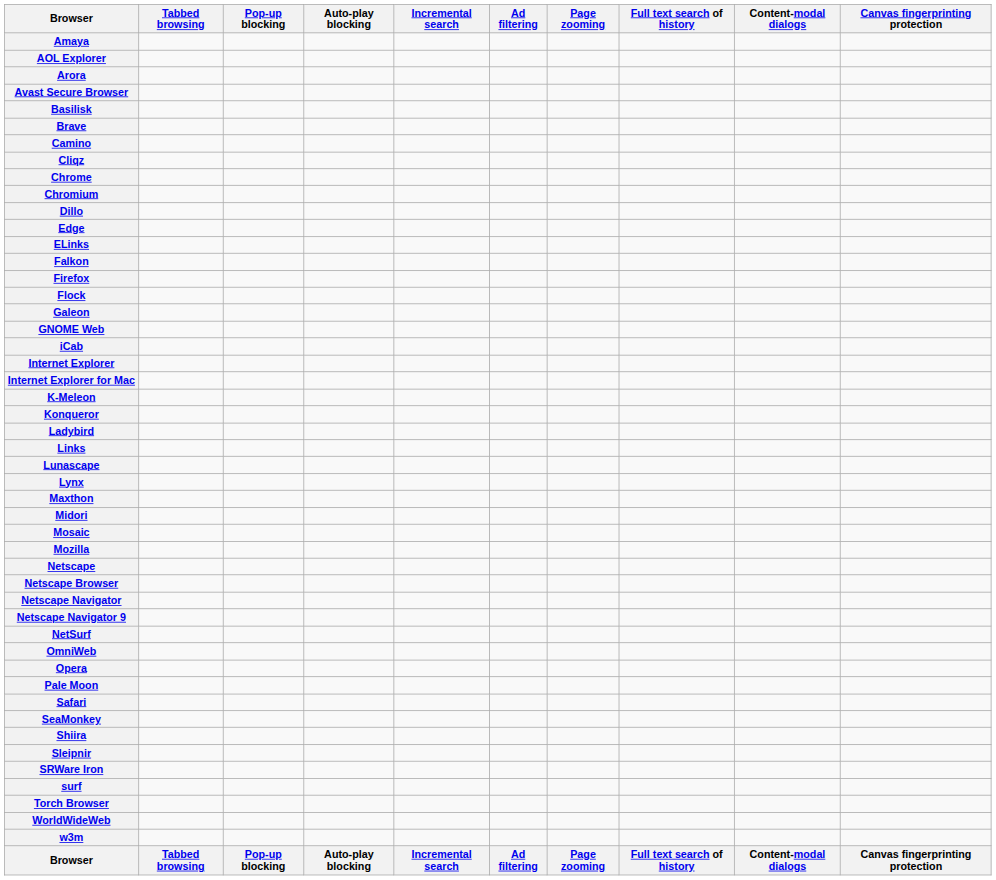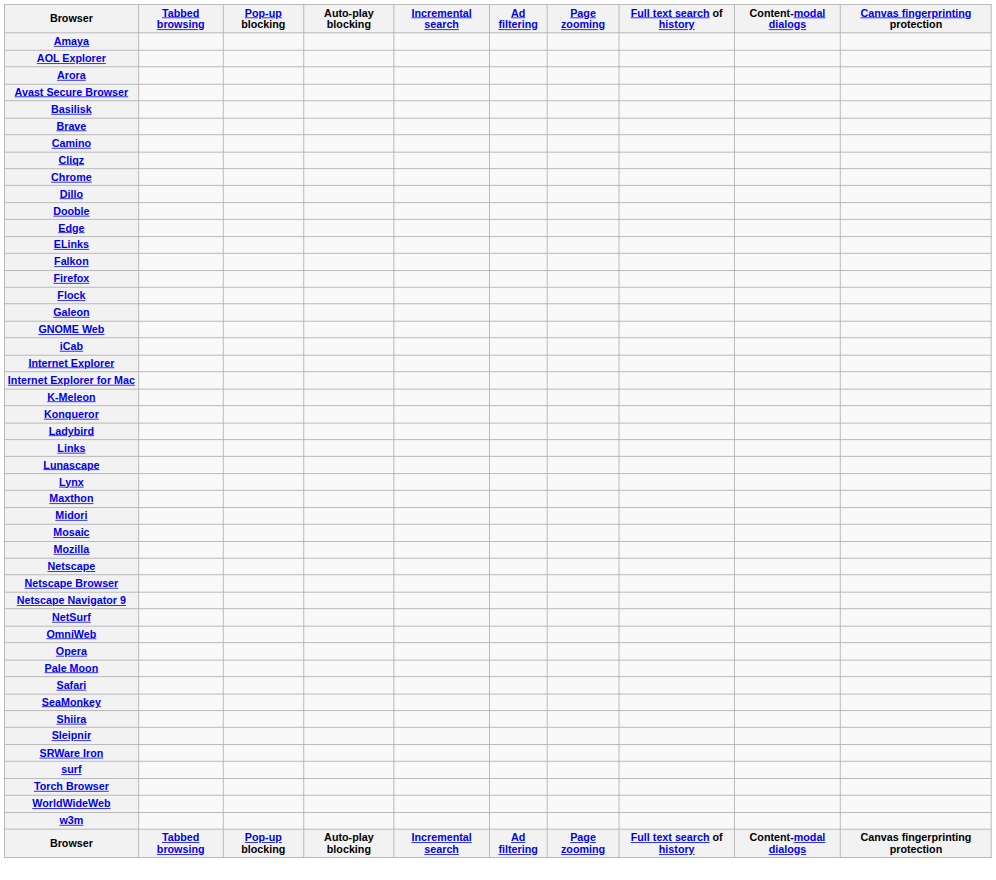- row: (71, 194)
+ row: (71, 211)
- row: (71, 600)
